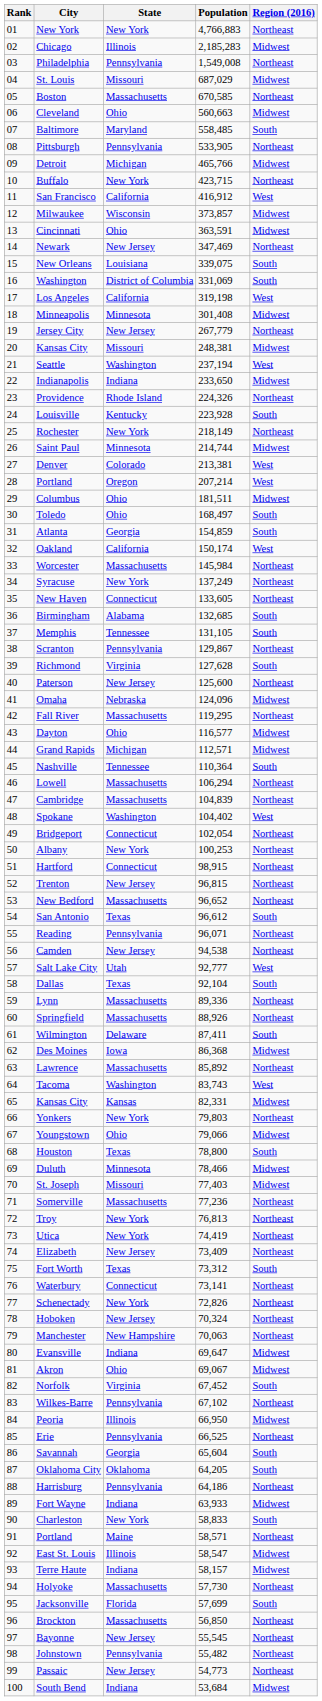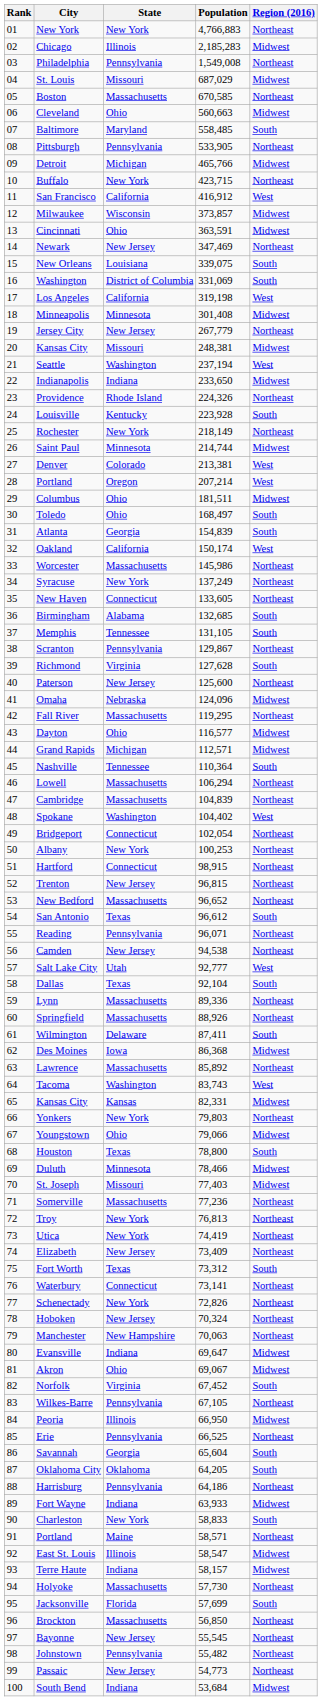(215, 532) 154,859 -> (215, 532) 154,839
(215, 565) 145,984 -> (215, 565) 145,986
(213, 1402) 67,102 -> (213, 1402) 67,105
